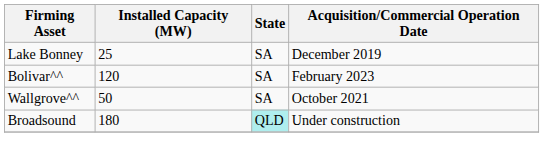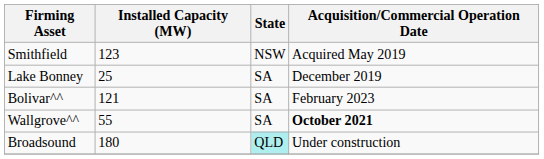+ row: (37, 53)
(109, 76) 120 -> (109, 98) 121
(105, 98) 50 -> (105, 120) 55
(330, 98) normal -> (332, 120) bold
